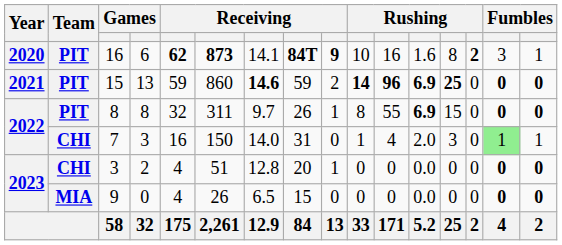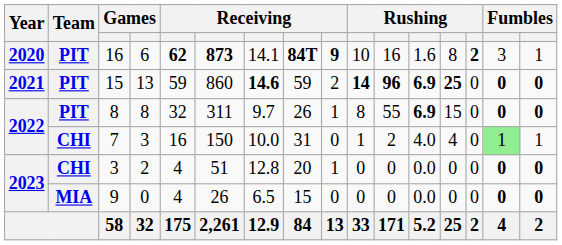(264, 140) 14.0 -> (264, 140) 10.0
(392, 140) 4 -> (392, 140) 2
(424, 140) 2.0 -> (424, 140) 4.0
(453, 140) 3 -> (453, 140) 4
